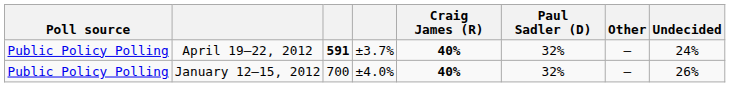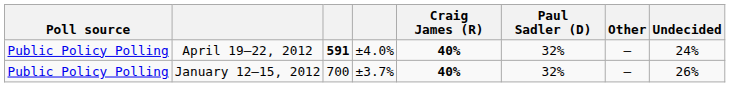(375, 50) ±3.7% -> (375, 50) ±4.0%
(375, 71) ±4.0% -> (375, 71) ±3.7%
